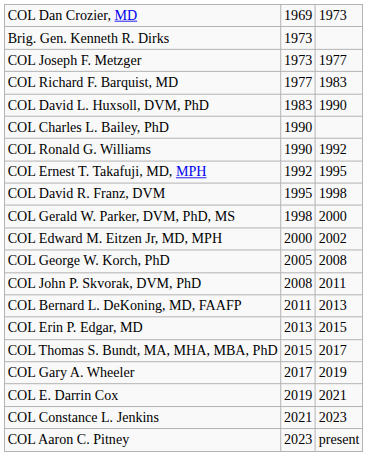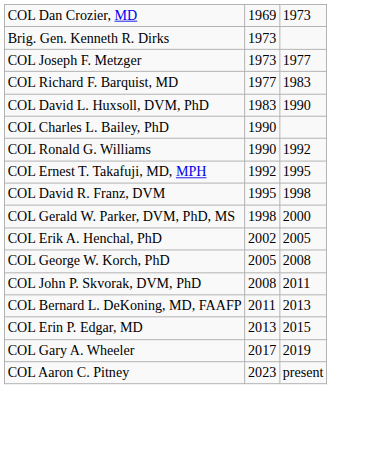- row: (115, 238)
+ row: (85, 238)
- row: (143, 350)
- row: (63, 395)
- row: (83, 417)
